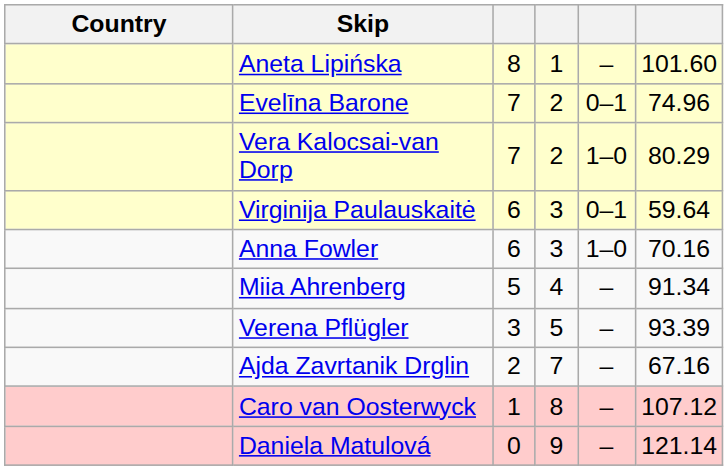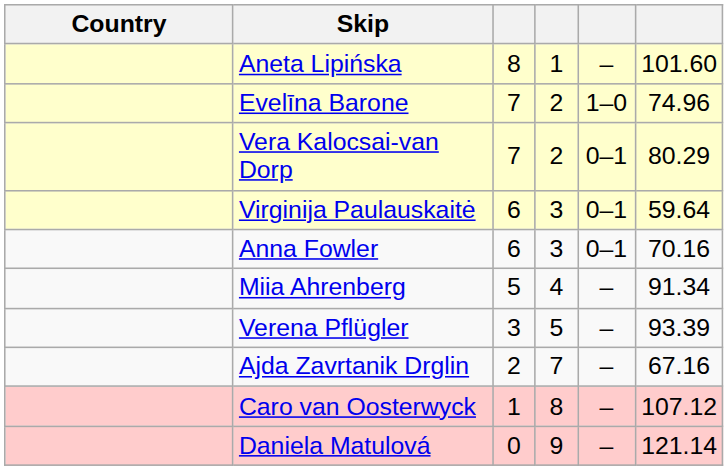(606, 102) 0–1 -> (606, 102) 1–0
(606, 156) 1–0 -> (606, 156) 0–1
(606, 248) 1–0 -> (606, 248) 0–1
